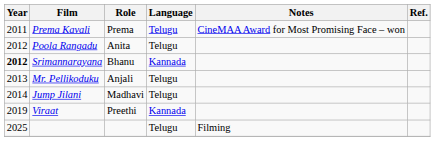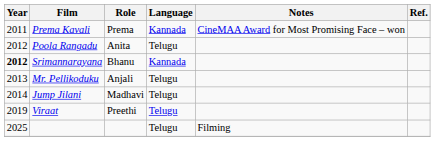(163, 29) Telugu -> (167, 29) Kannada
(167, 111) Kannada -> (163, 111) Telugu
